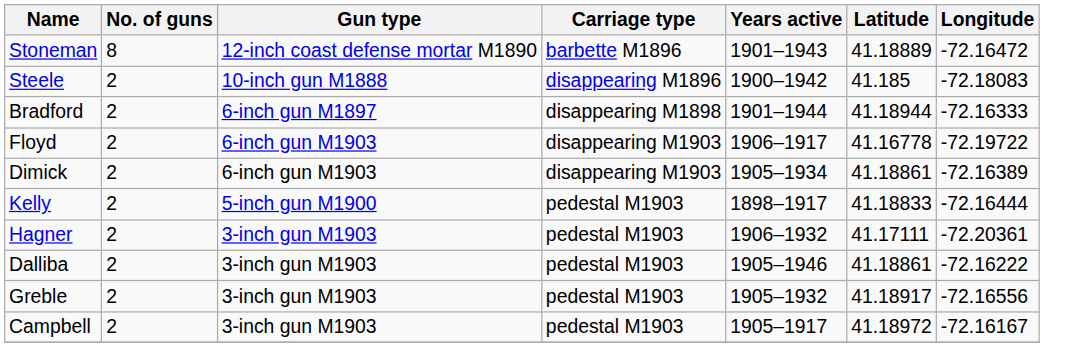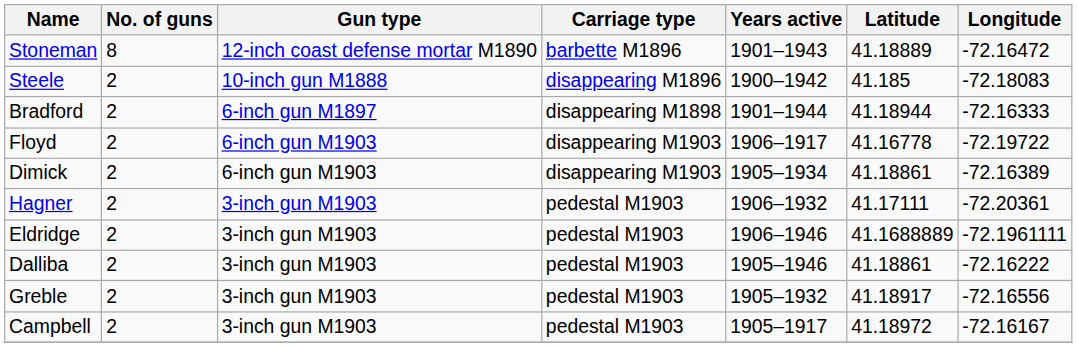- row: (30, 204)
+ row: (45, 234)
